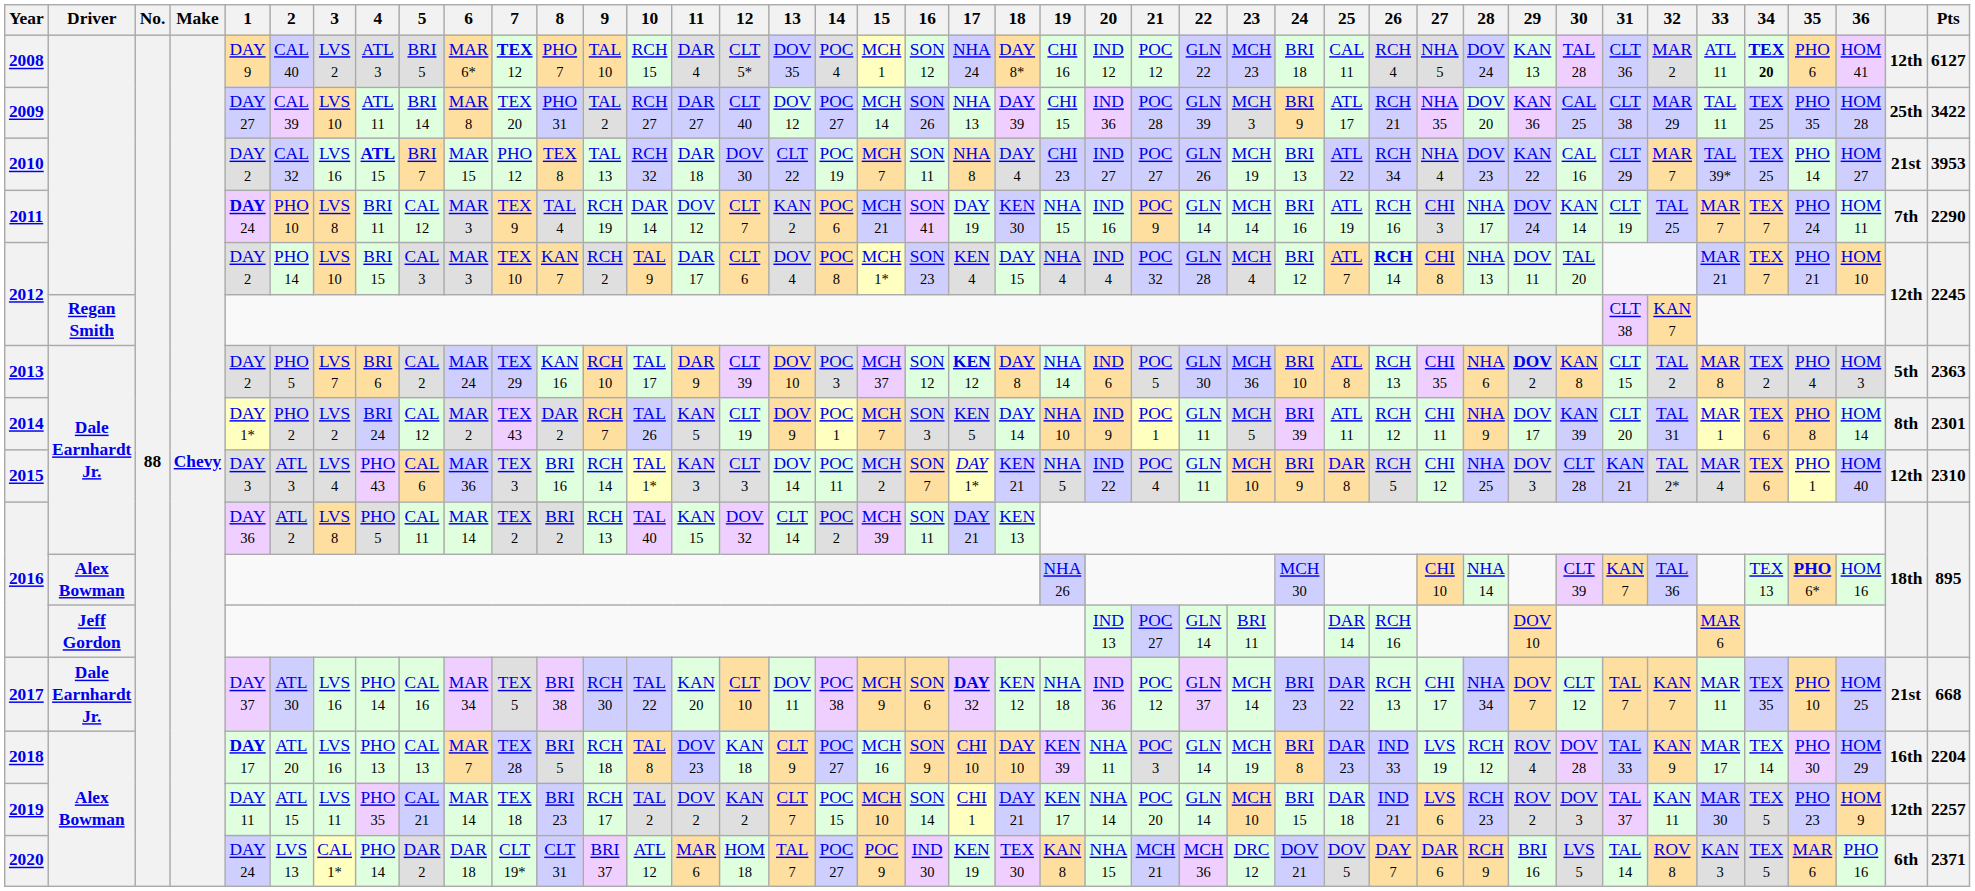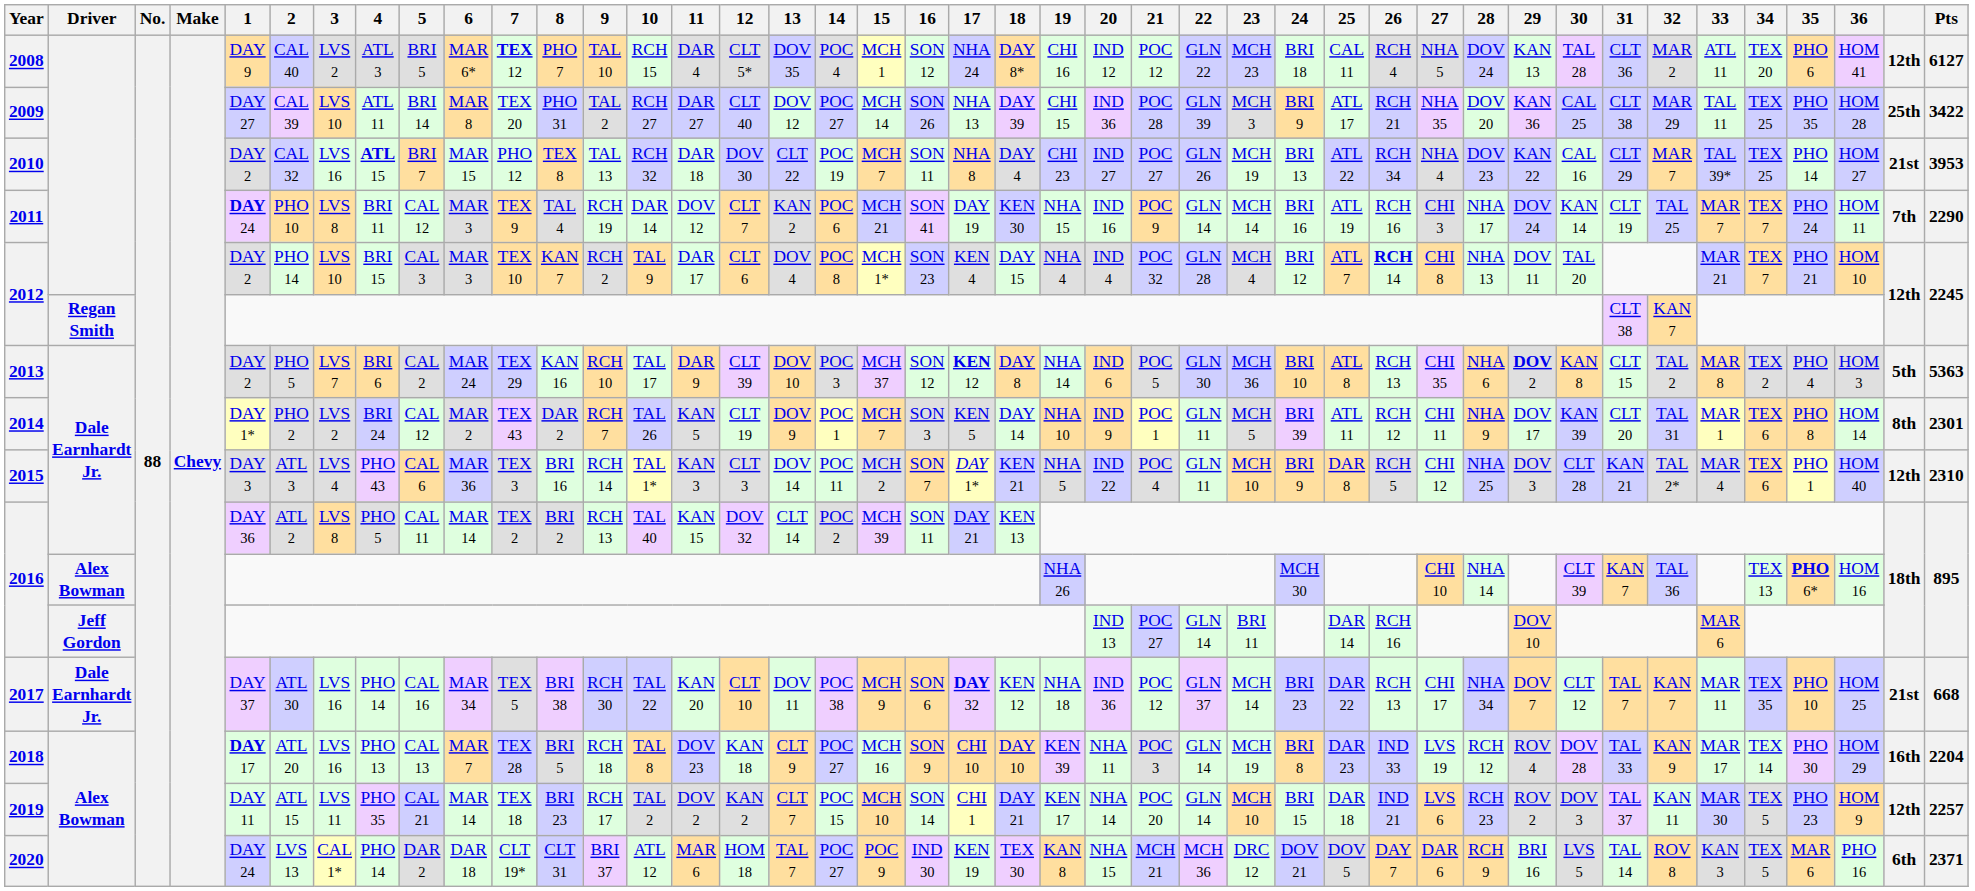(1766, 60) bold -> (1765, 59) normal
(1948, 371) 2363 -> (1946, 371) 5363
